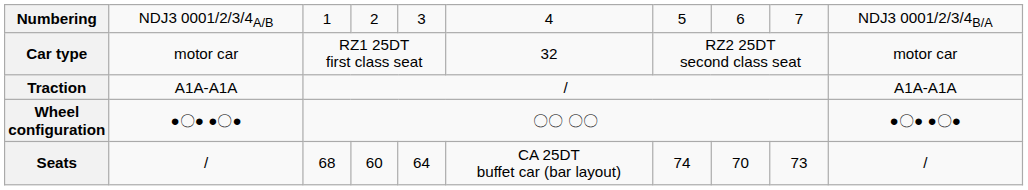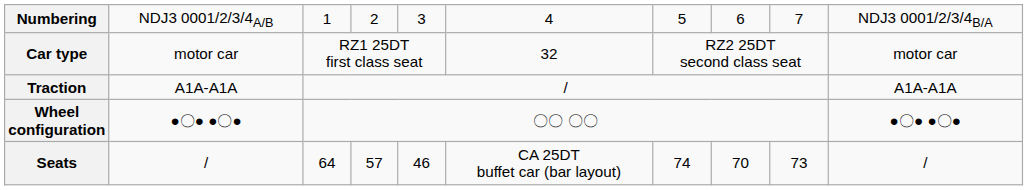(327, 163) 68 -> (327, 163) 64
(374, 163) 60 -> (374, 163) 57
(421, 163) 64 -> (421, 163) 46
